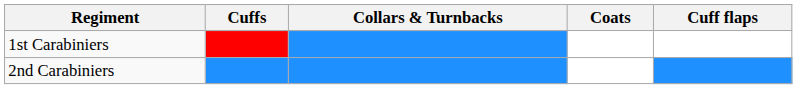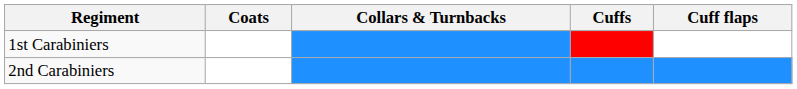columns swapped: (610, 17) <-> (247, 17)
